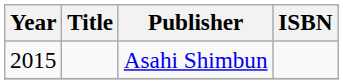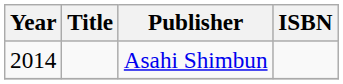(33, 59) 2015 -> (33, 59) 2014
